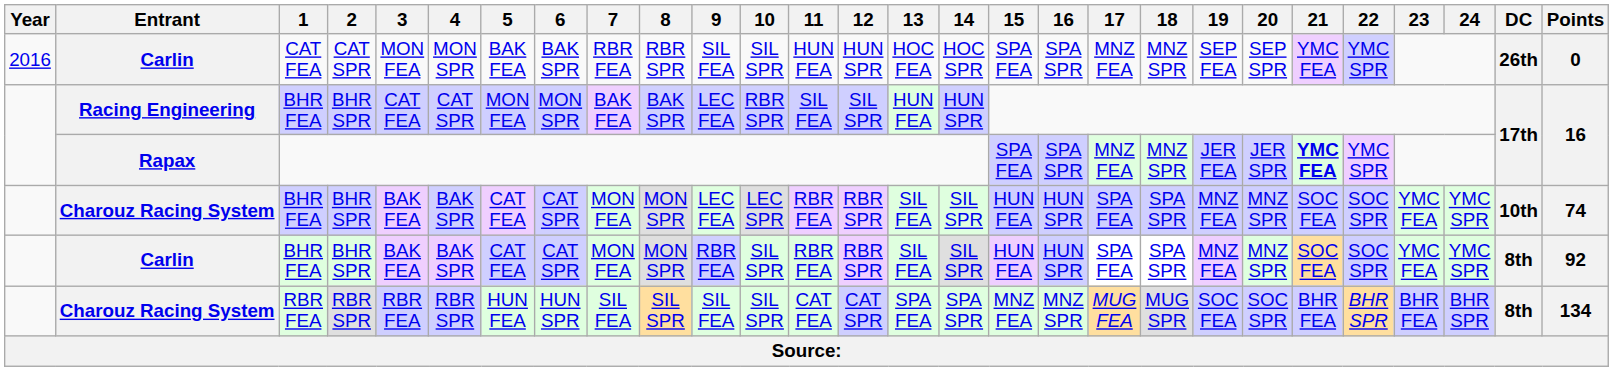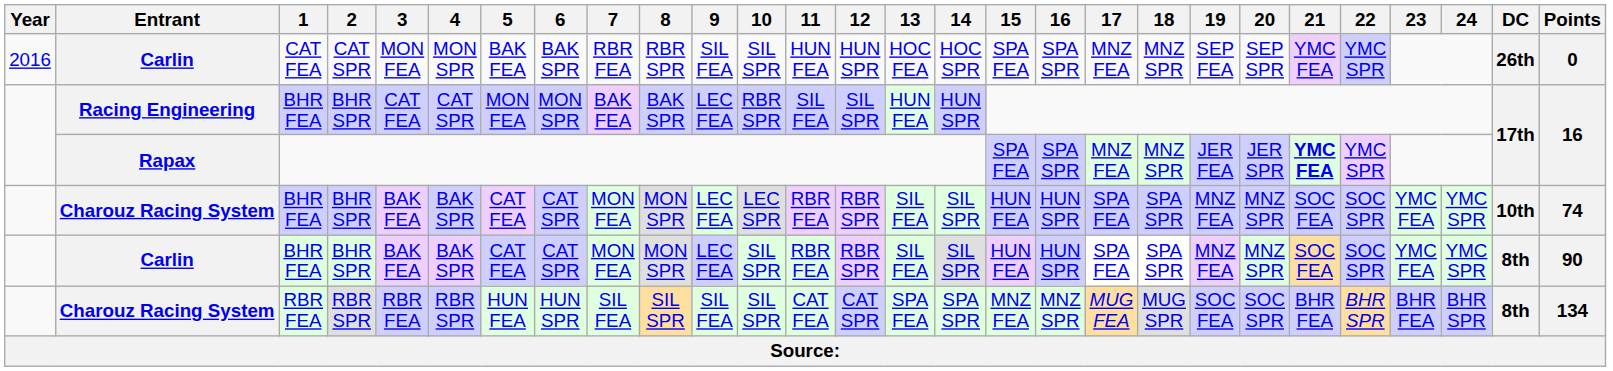(716, 260) RBR FEA -> (715, 260) LEC FEA
(1575, 260) 92 -> (1572, 260) 90
